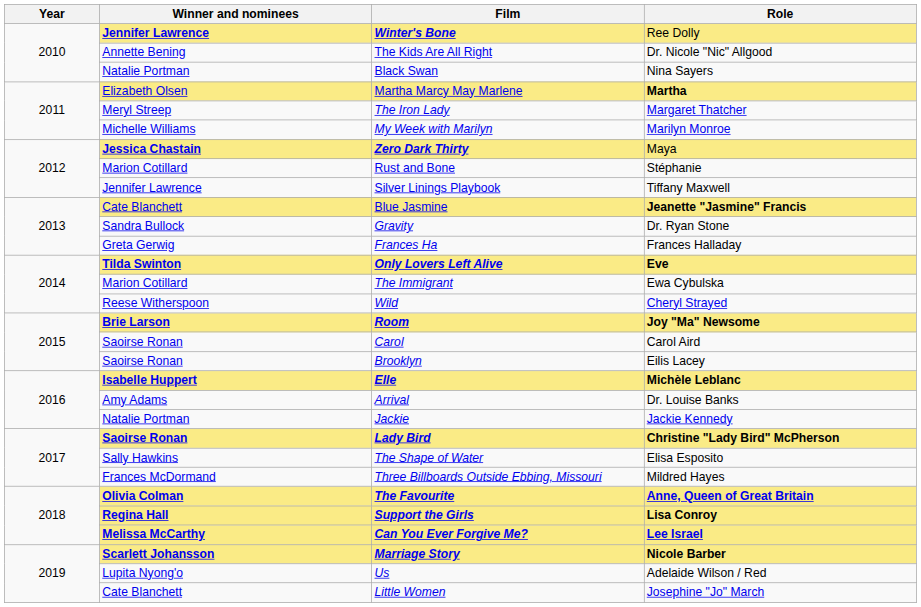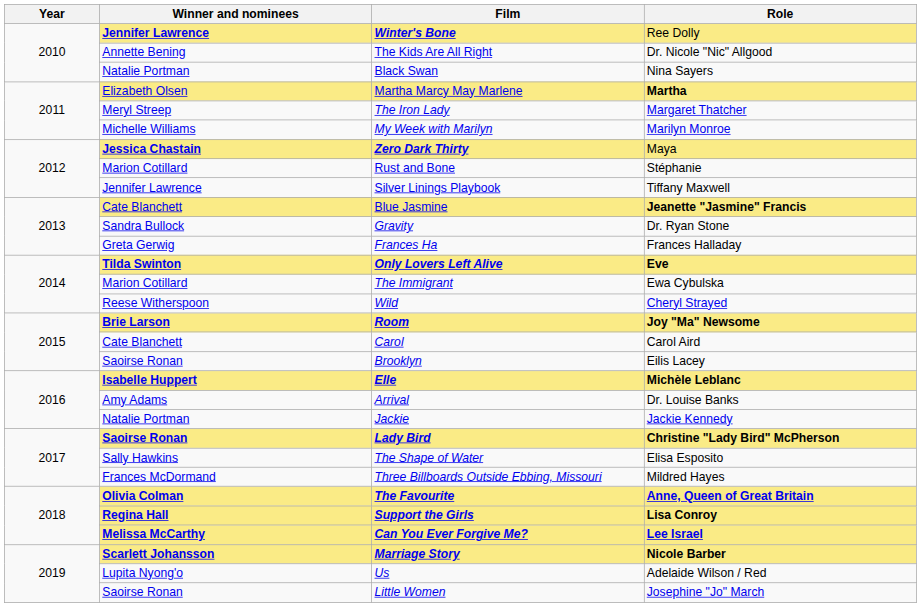(142, 341) Saoirse Ronan -> (142, 341) Cate Blanchett
(142, 592) Cate Blanchett -> (142, 592) Saoirse Ronan
